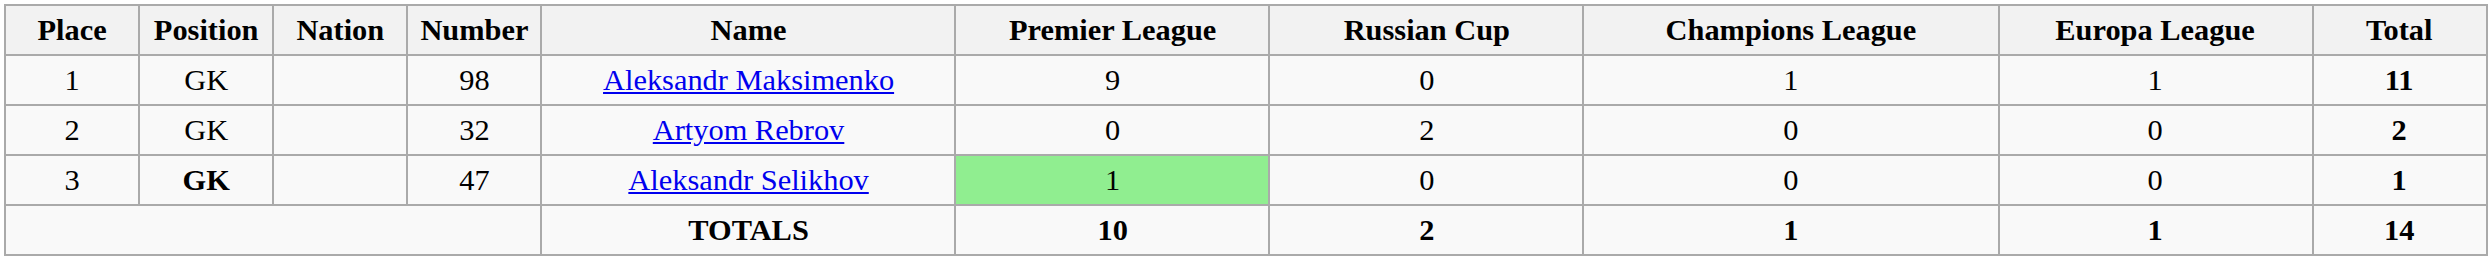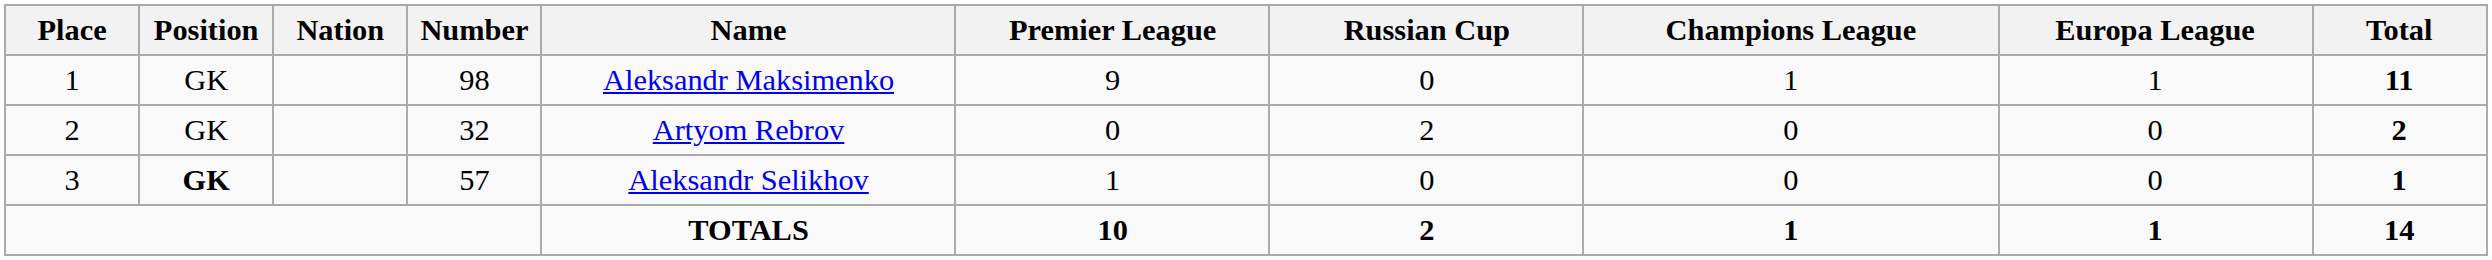(474, 180) 47 -> (474, 180) 57
(1113, 180) lightgreen background -> (1113, 180) no background
